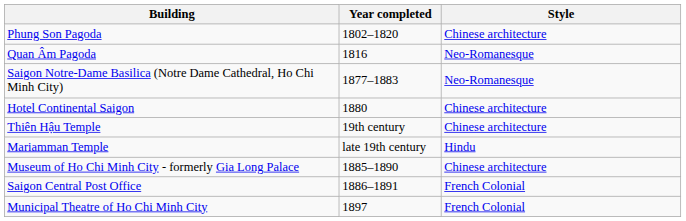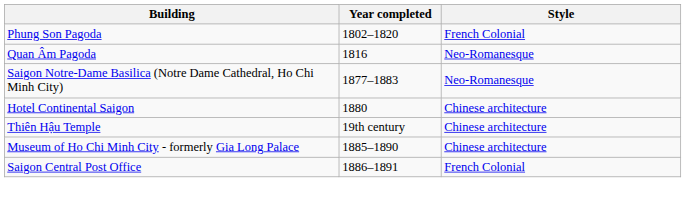(495, 34) Chinese architecture -> (485, 34) French Colonial
- row: (58, 147)
- row: (107, 206)
